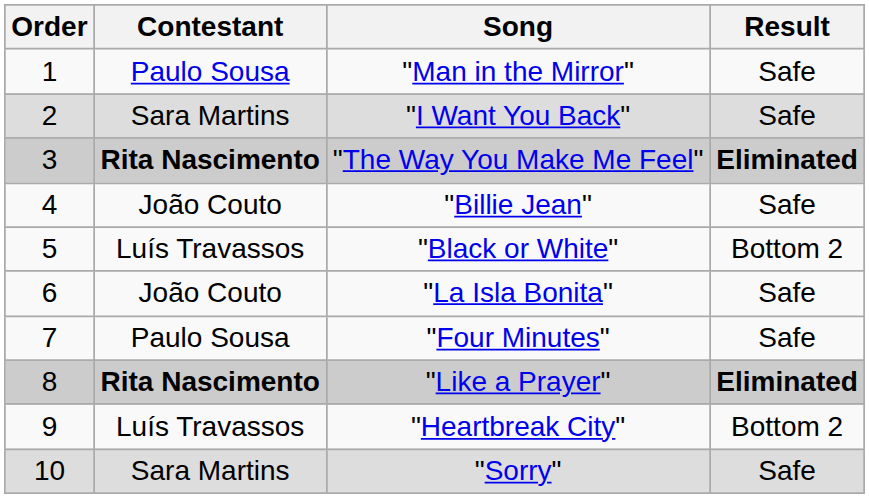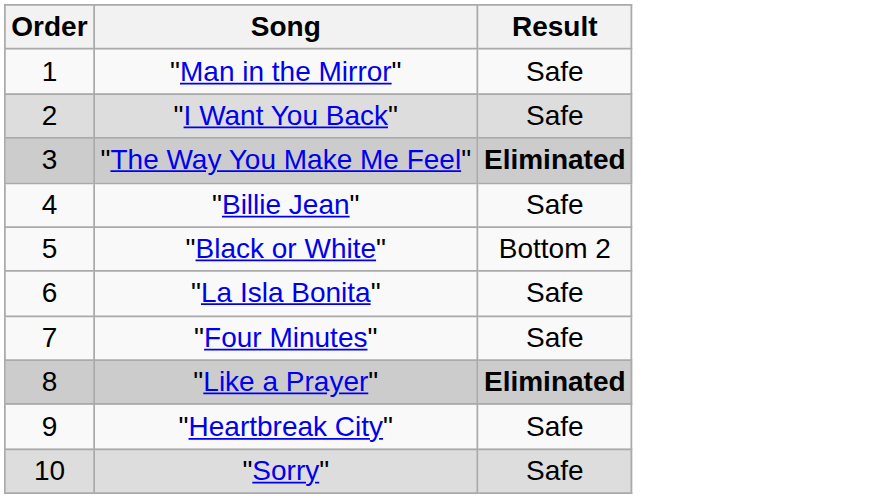- column: (210, 26)
(787, 426) Bottom 2 -> (555, 426) Safe
